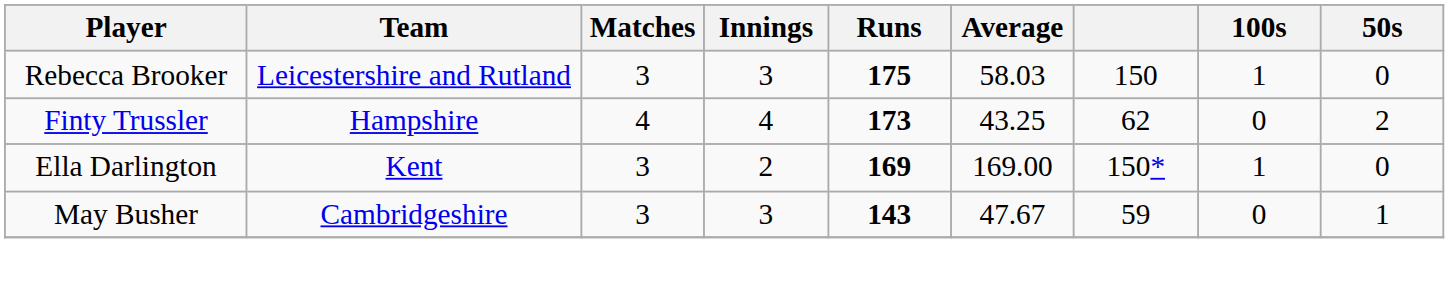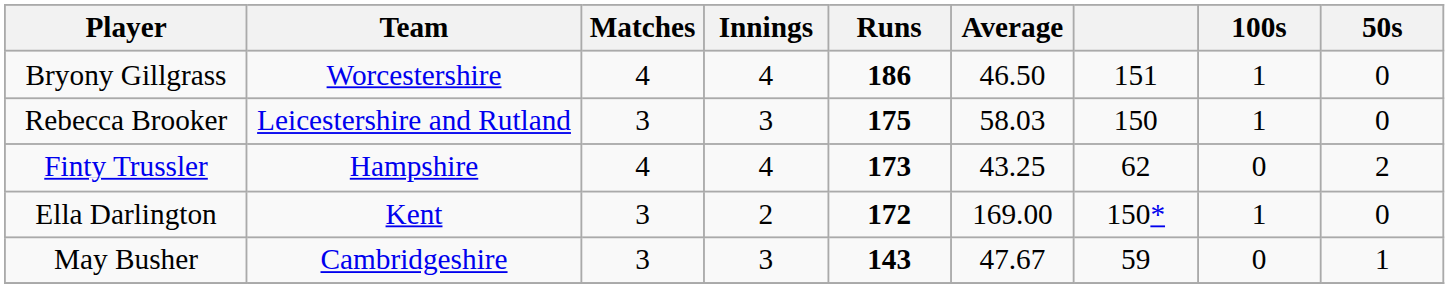+ row: (126, 74)
(889, 167) 169 -> (889, 213) 172
